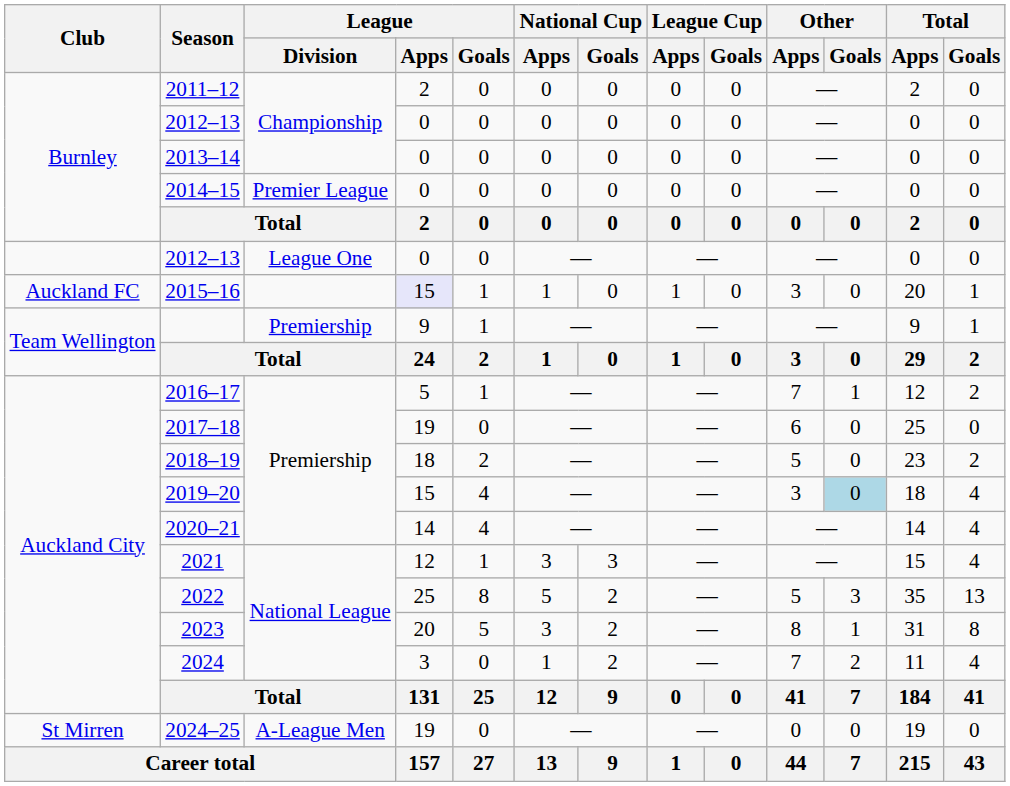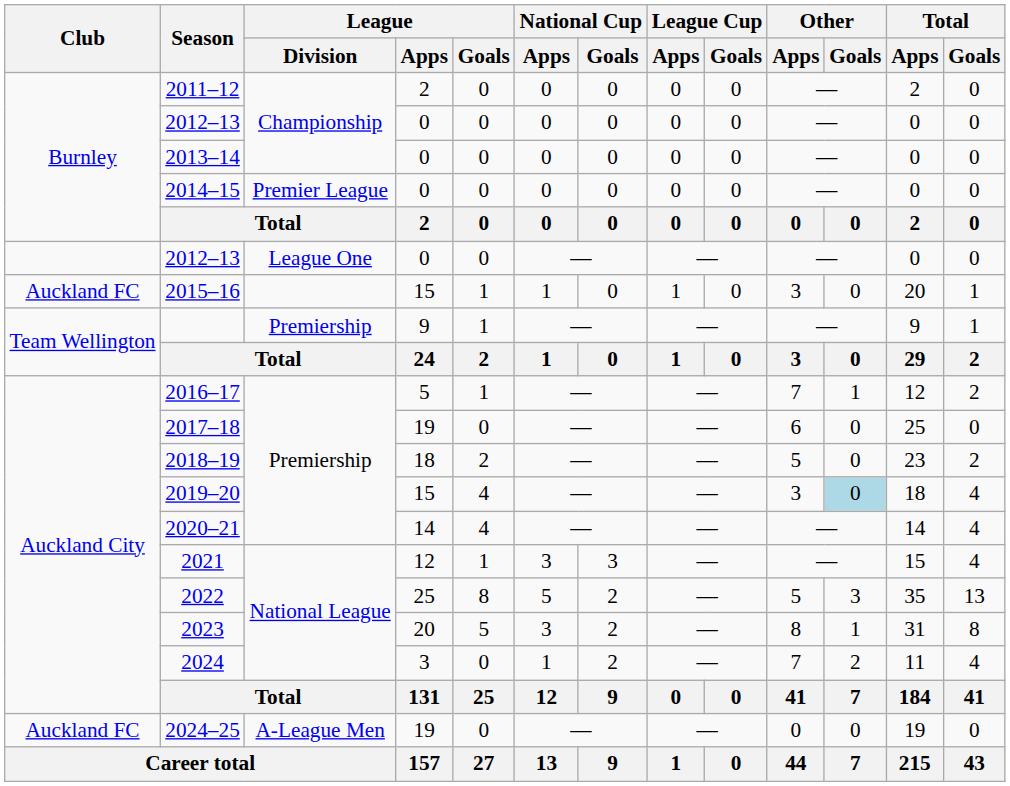(424, 291) lavender background -> (424, 291) no background
(83, 730) St Mirren -> (83, 730) Auckland FC
